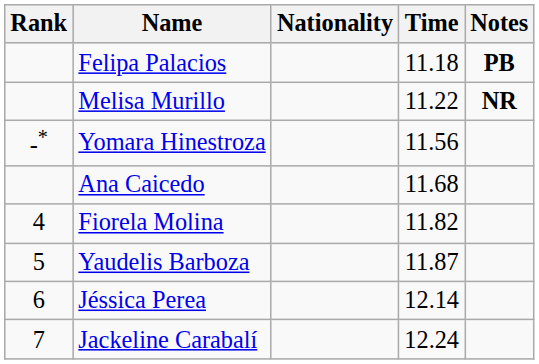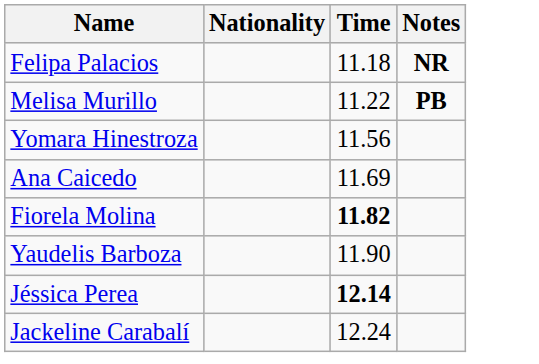- column: (39, 23)
(499, 62) PB -> (431, 62) NR
(499, 100) NR -> (431, 100) PB
(432, 184) 11.68 -> (364, 178) 11.69
(432, 223) normal -> (364, 216) bold
(432, 261) 11.87 -> (364, 255) 11.90
(432, 300) normal -> (364, 293) bold
